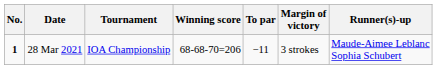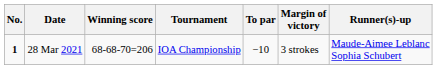columns swapped: (129, 19) <-> (208, 19)
(261, 49) −11 -> (261, 49) −10
